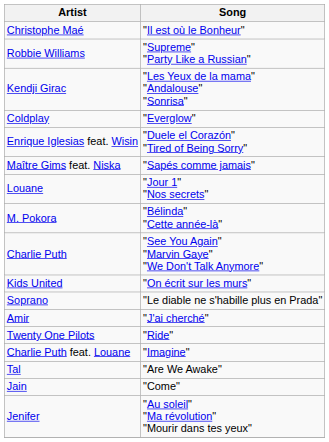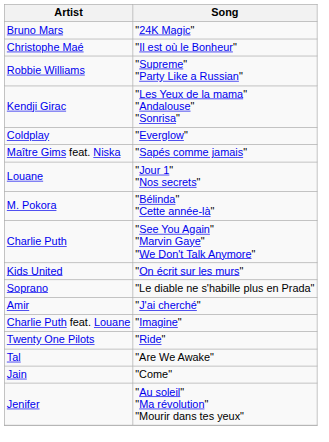+ row: (35, 30)
- row: (72, 142)
rows swapped: (69, 352) <-> (51, 335)
